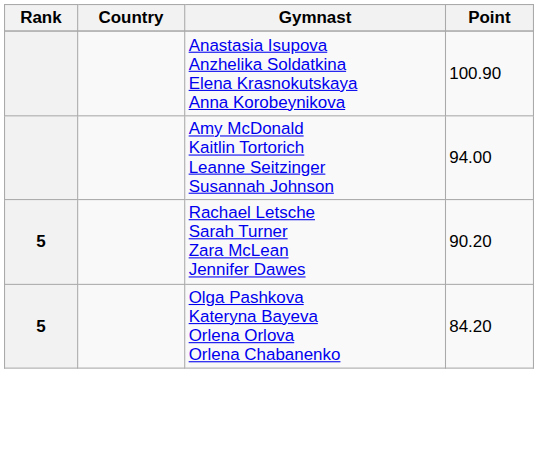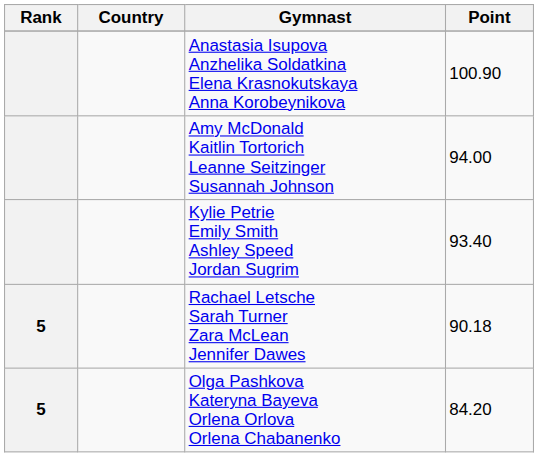+ row: (244, 241)
(470, 241) 90.20 -> (470, 325) 90.18
